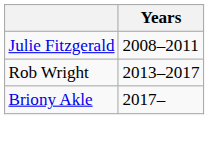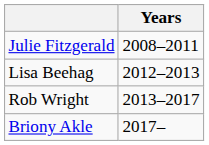+ row: (51, 72)
